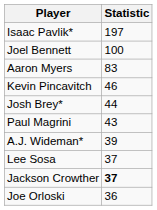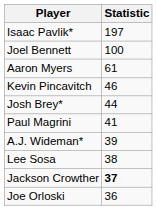(111, 68) 83 -> (111, 68) 61
(111, 123) 43 -> (111, 123) 41
(111, 159) 37 -> (111, 159) 38
